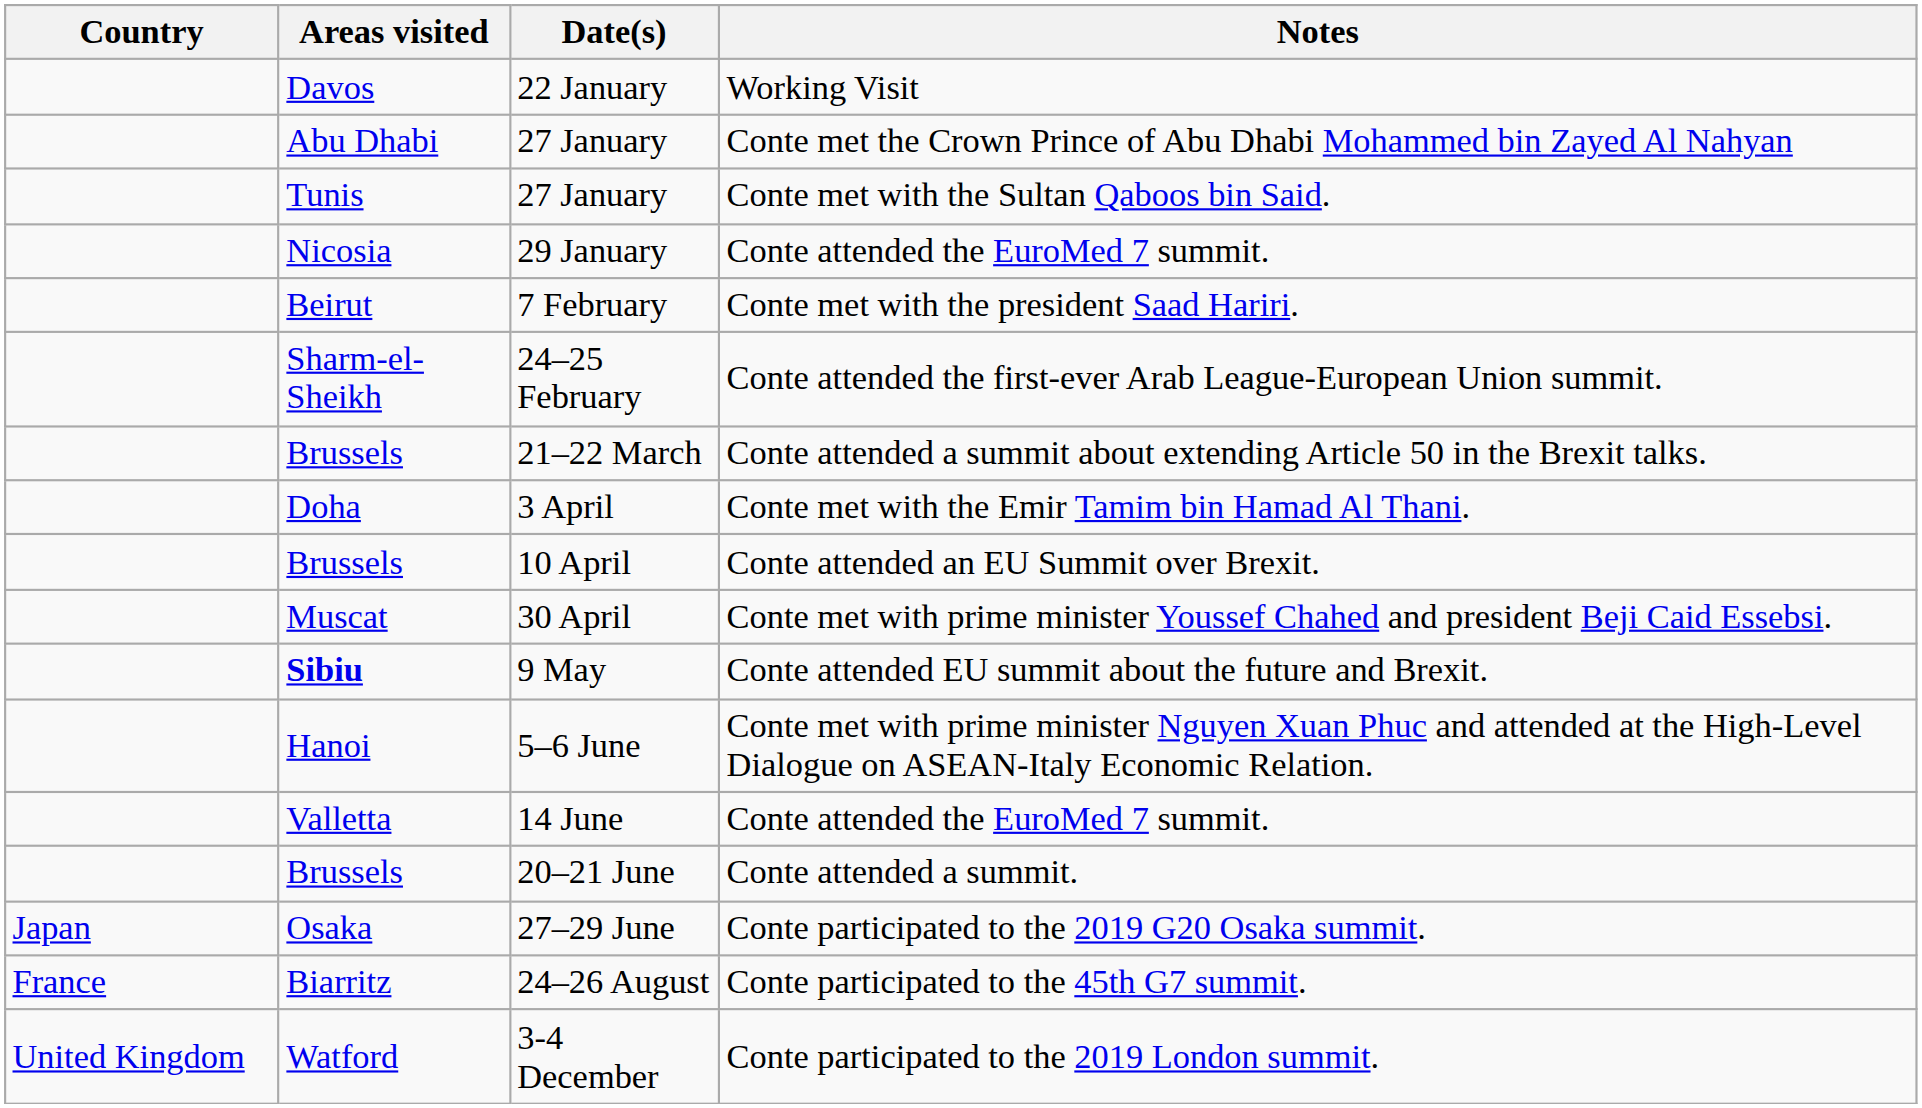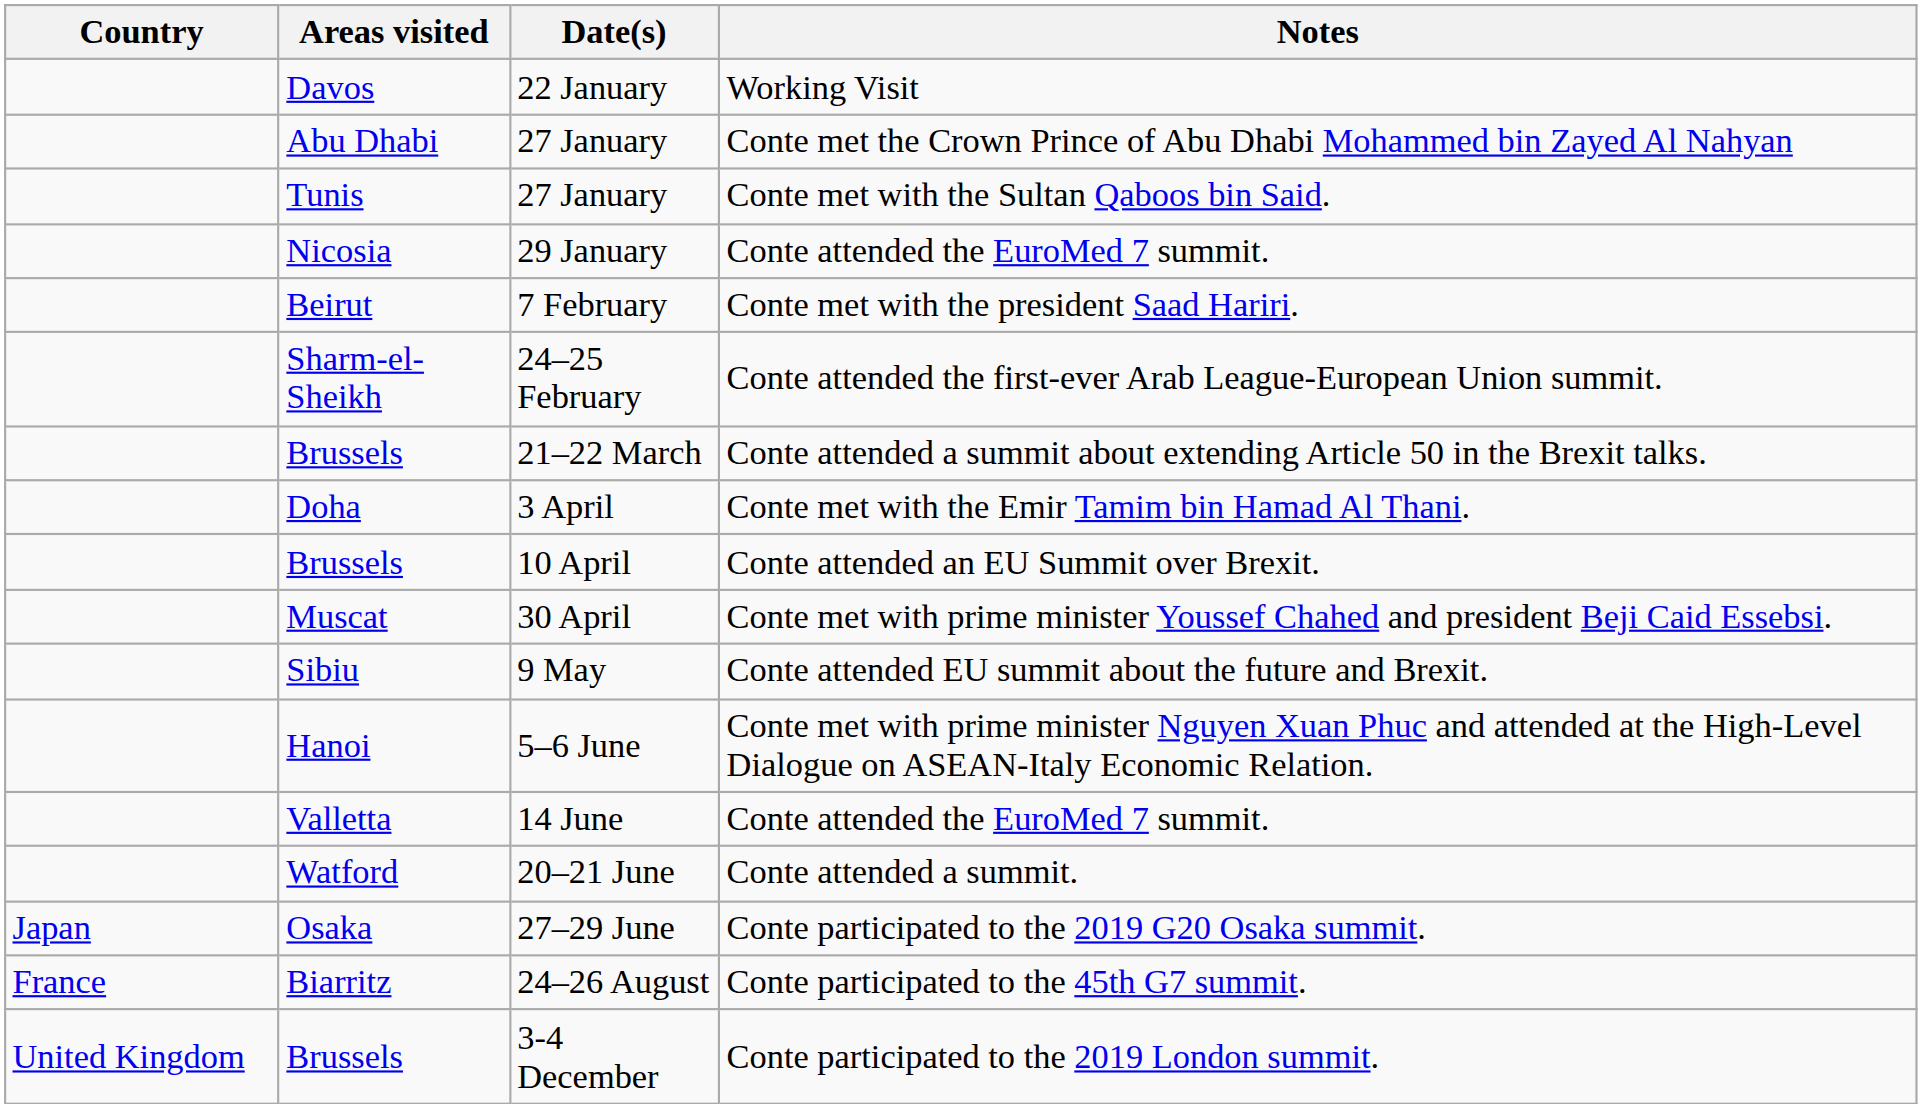(325, 670) bold -> (323, 670) normal
(345, 872) Brussels -> (342, 872) Watford
(342, 1055) Watford -> (345, 1055) Brussels
